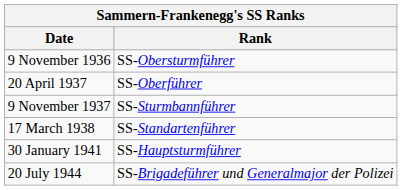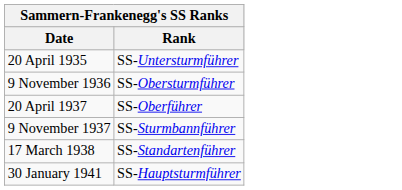+ row: (47, 60)
- row: (45, 173)
